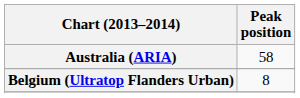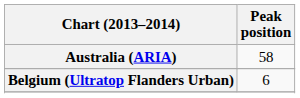(266, 80) 8 -> (266, 80) 6
